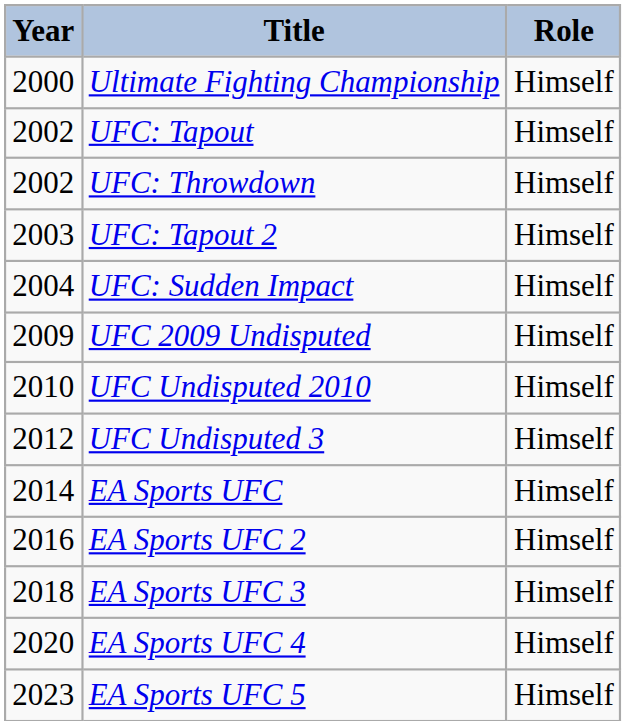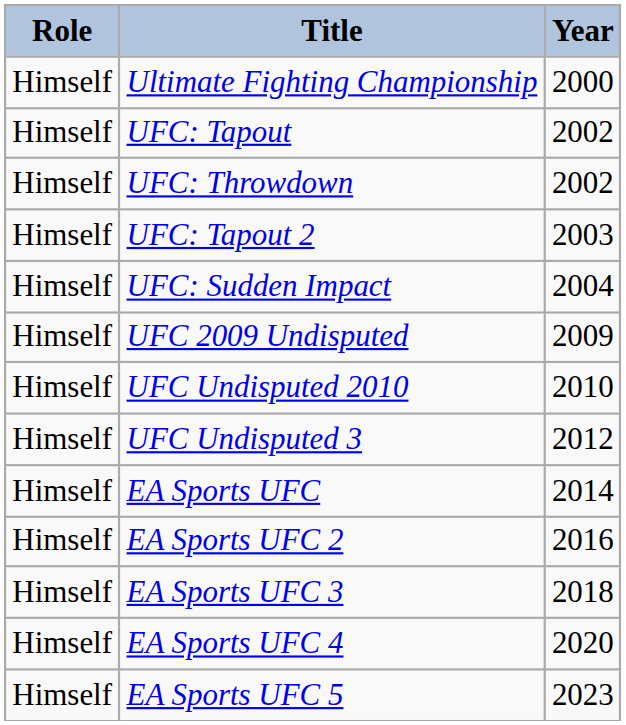columns swapped: (43, 30) <-> (564, 30)
